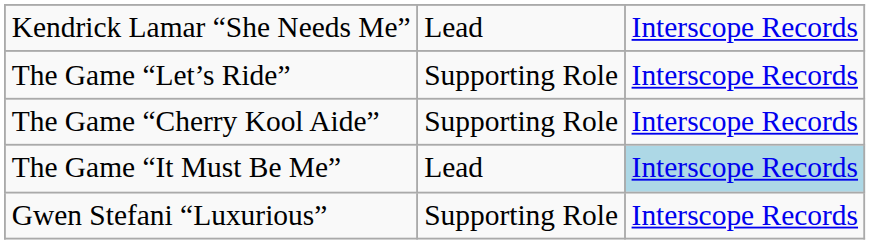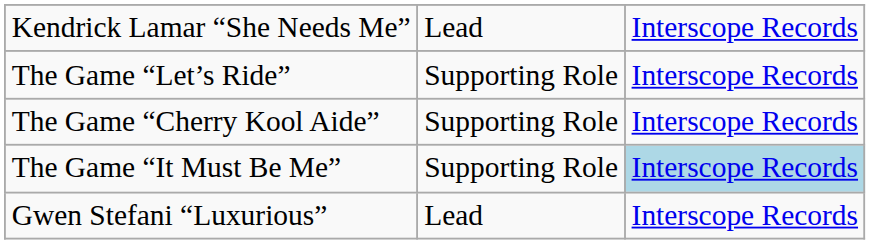(454, 167) Lead -> (521, 167) Supporting Role
(521, 214) Supporting Role -> (454, 214) Lead
